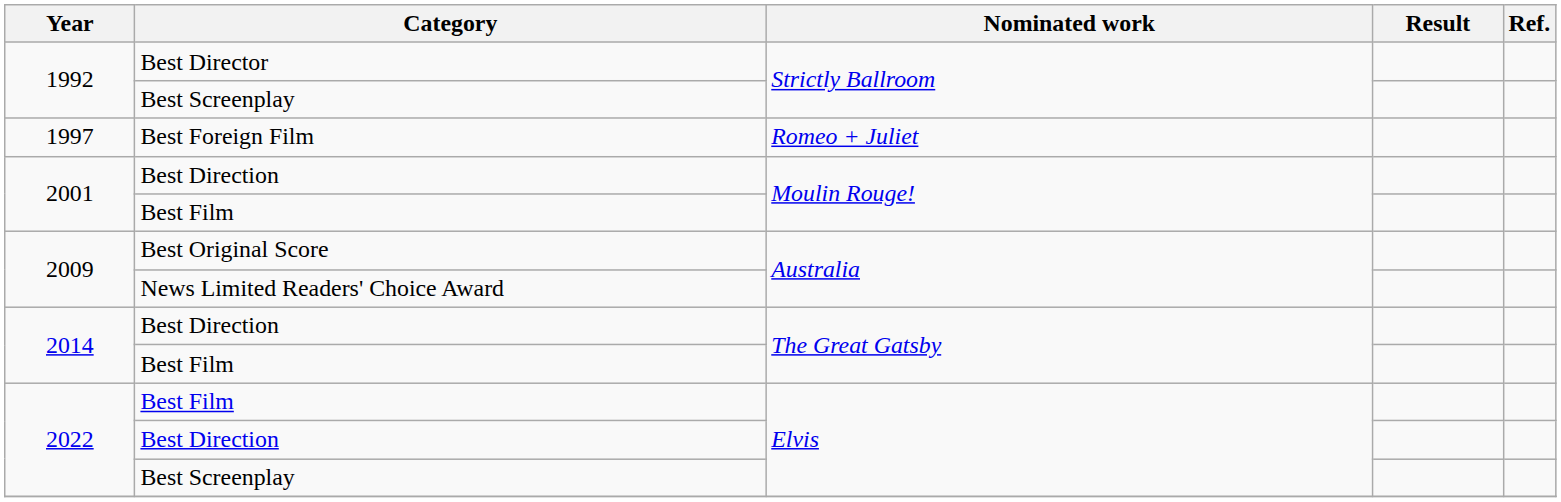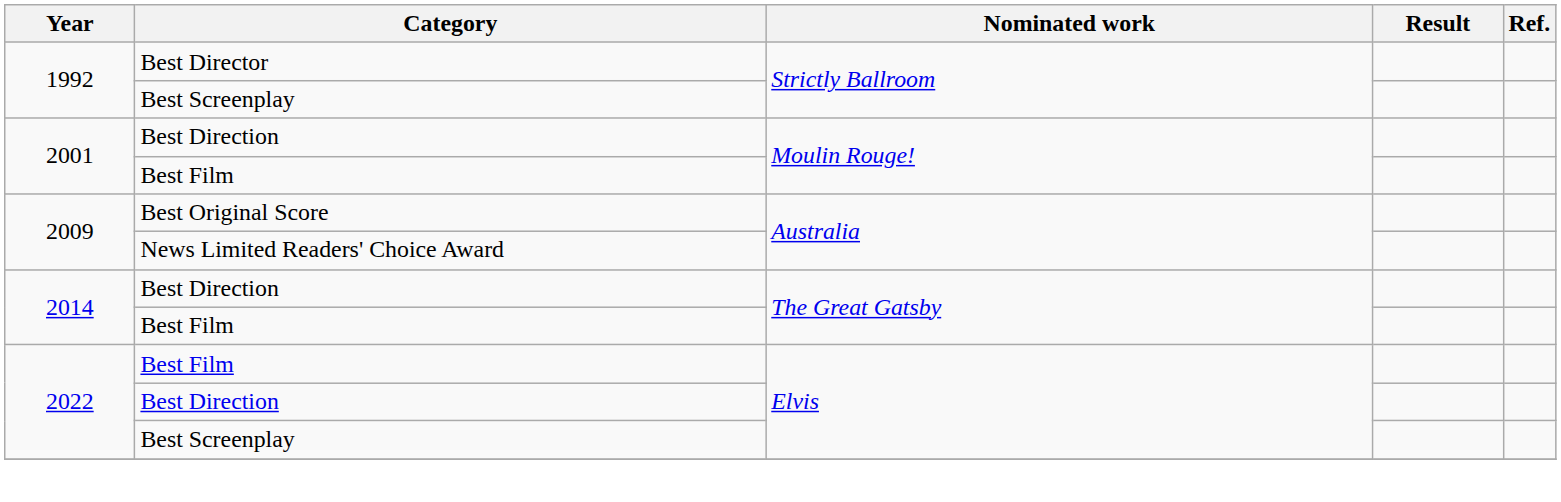- row: (70, 136)
